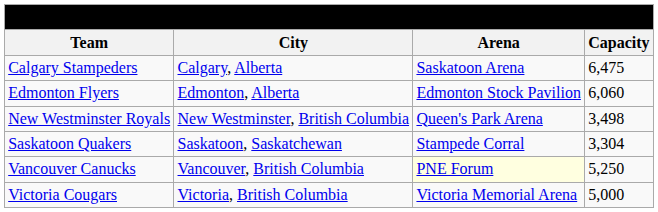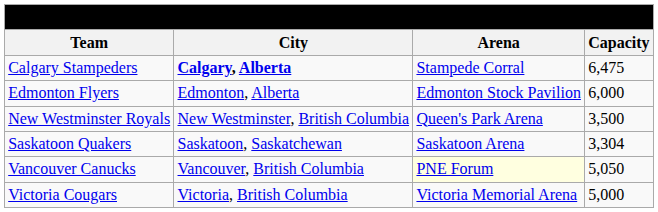(230, 67) normal -> (234, 67) bold
(470, 67) Saskatoon Arena -> (470, 67) Stampede Corral
(606, 93) 6,060 -> (606, 93) 6,000
(606, 118) 3,498 -> (606, 118) 3,500
(470, 144) Stampede Corral -> (470, 144) Saskatoon Arena
(606, 169) 5,250 -> (606, 169) 5,050
